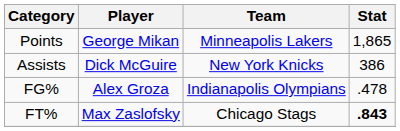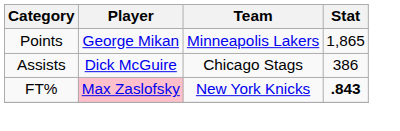(266, 65) New York Knicks -> (253, 65) Chicago Stags
- row: (41, 89)
(131, 114) no background -> (131, 89) pink background
(266, 114) Chicago Stags -> (253, 89) New York Knicks
